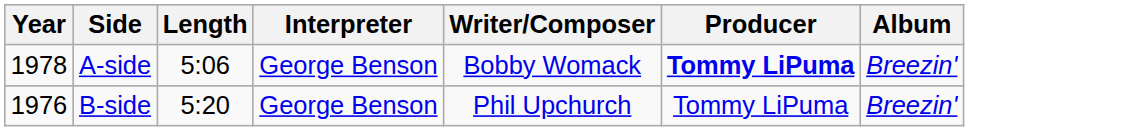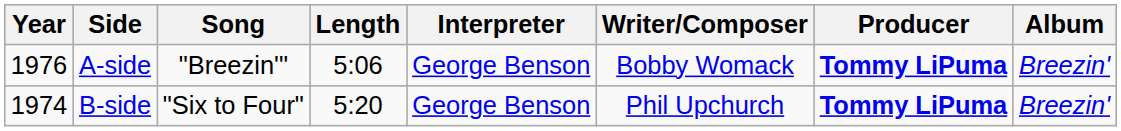+ column: (233, 24)
(39, 65) 1978 -> (39, 65) 1976
(39, 105) 1976 -> (39, 105) 1974
(761, 105) normal -> (913, 105) bold
